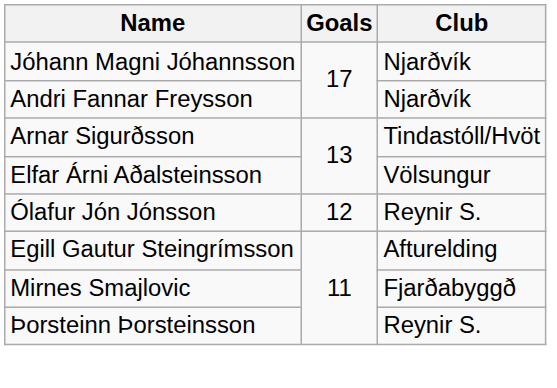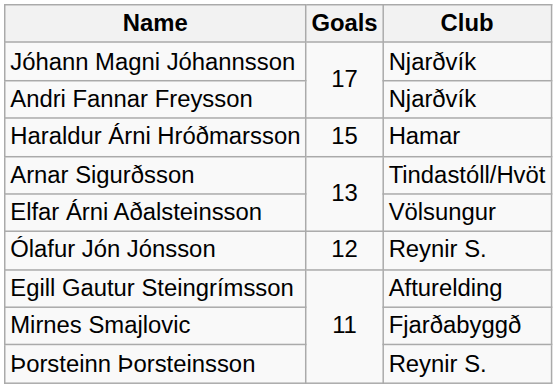+ row: (155, 136)
